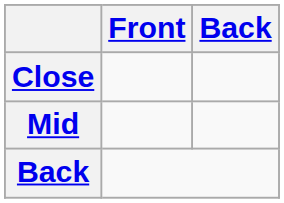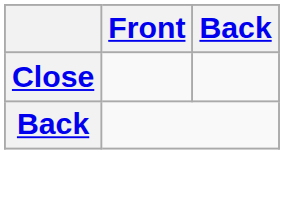- row: (53, 124)
